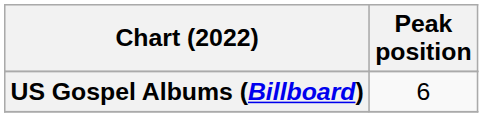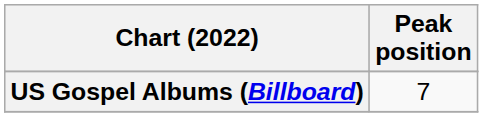(423, 91) 6 -> (423, 91) 7
